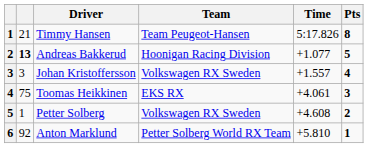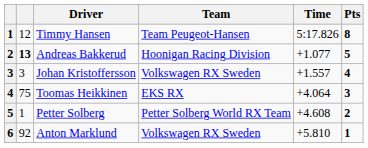(25, 34) 21 -> (25, 34) 12
(313, 93) +4.061 -> (313, 93) +4.064
(201, 113) Volkswagen RX Sweden -> (216, 113) Petter Solberg World RX Team
(216, 133) Petter Solberg World RX Team -> (201, 133) Volkswagen RX Sweden
